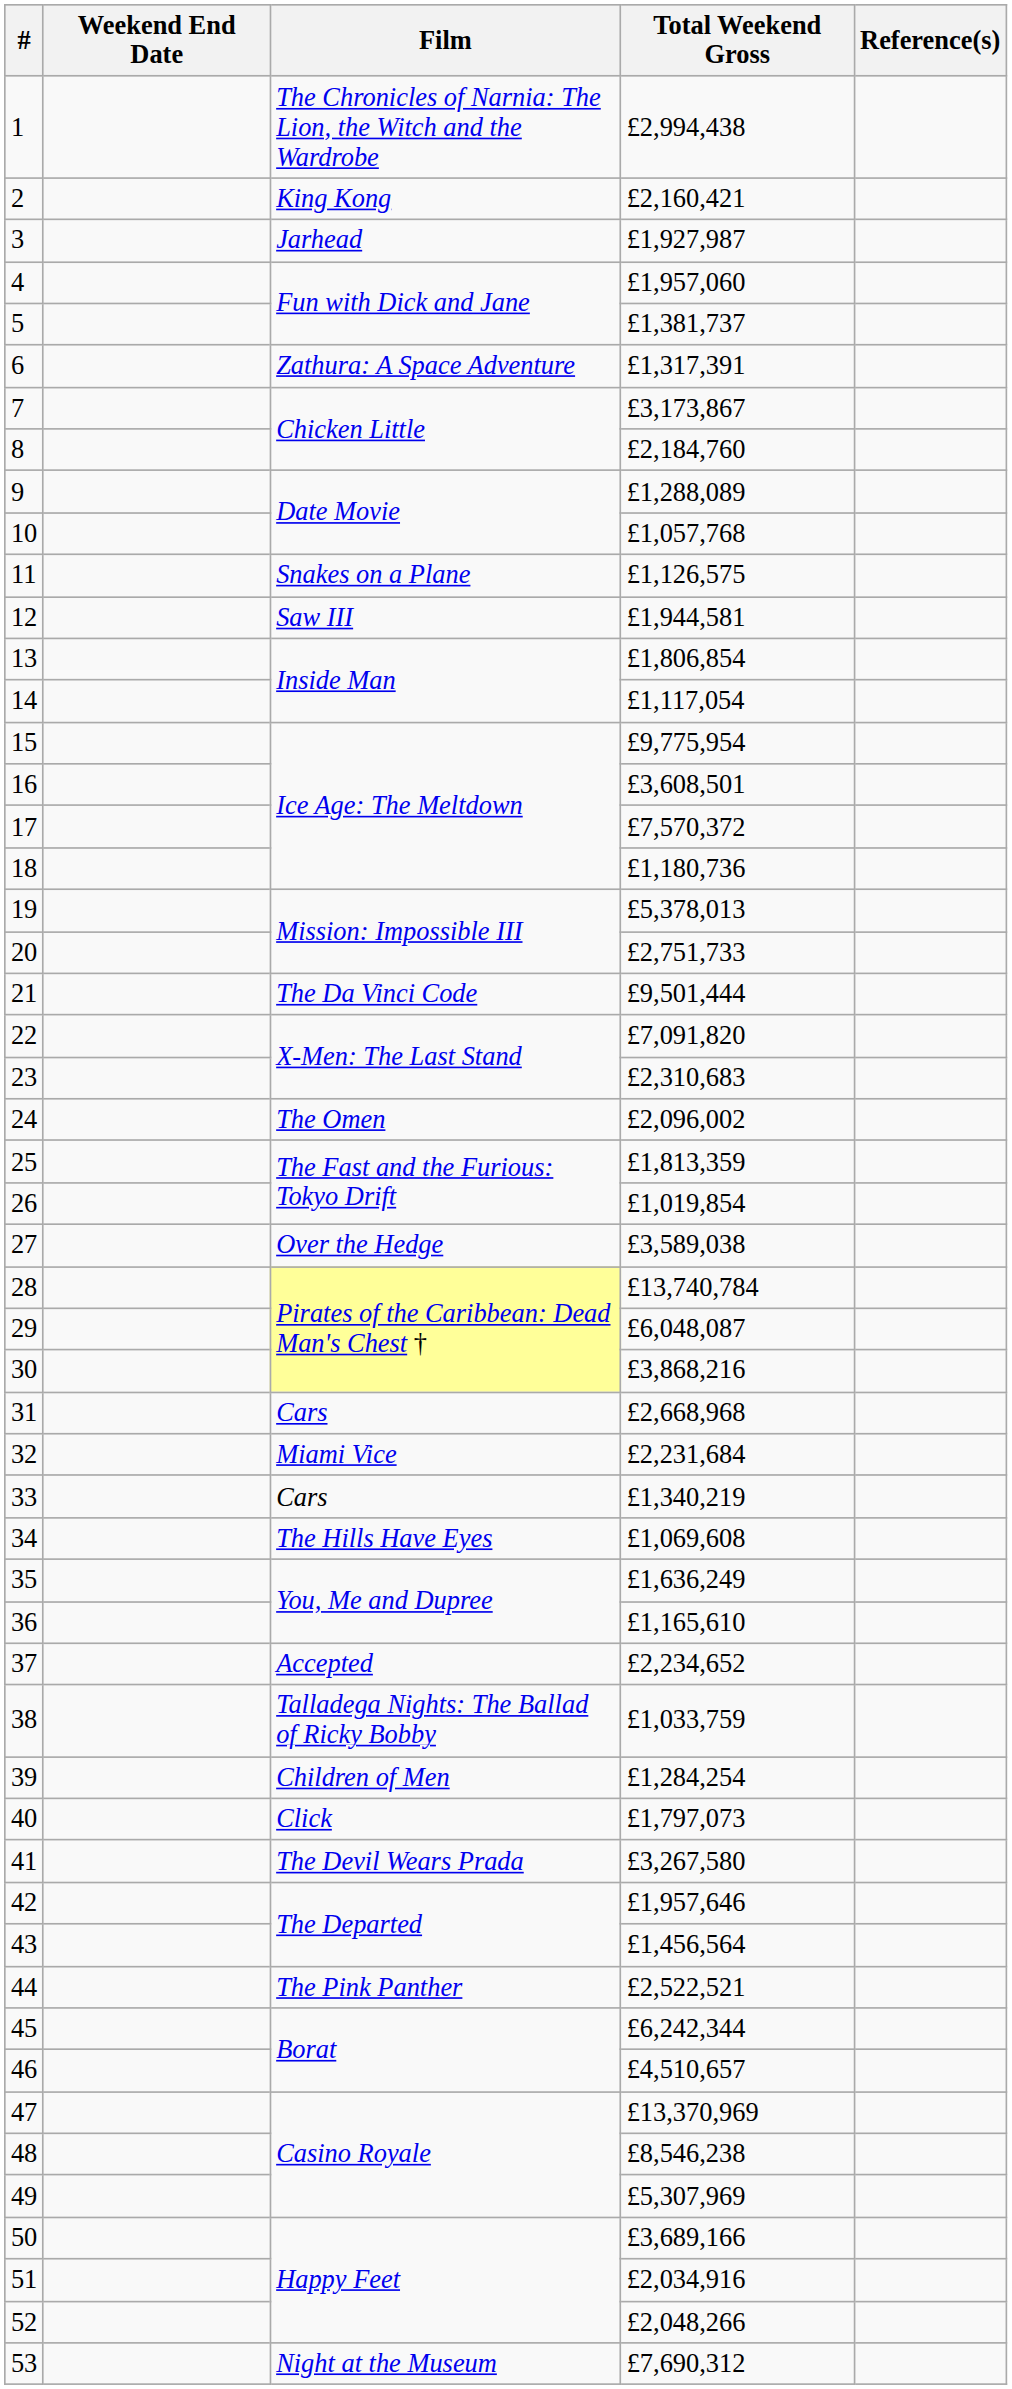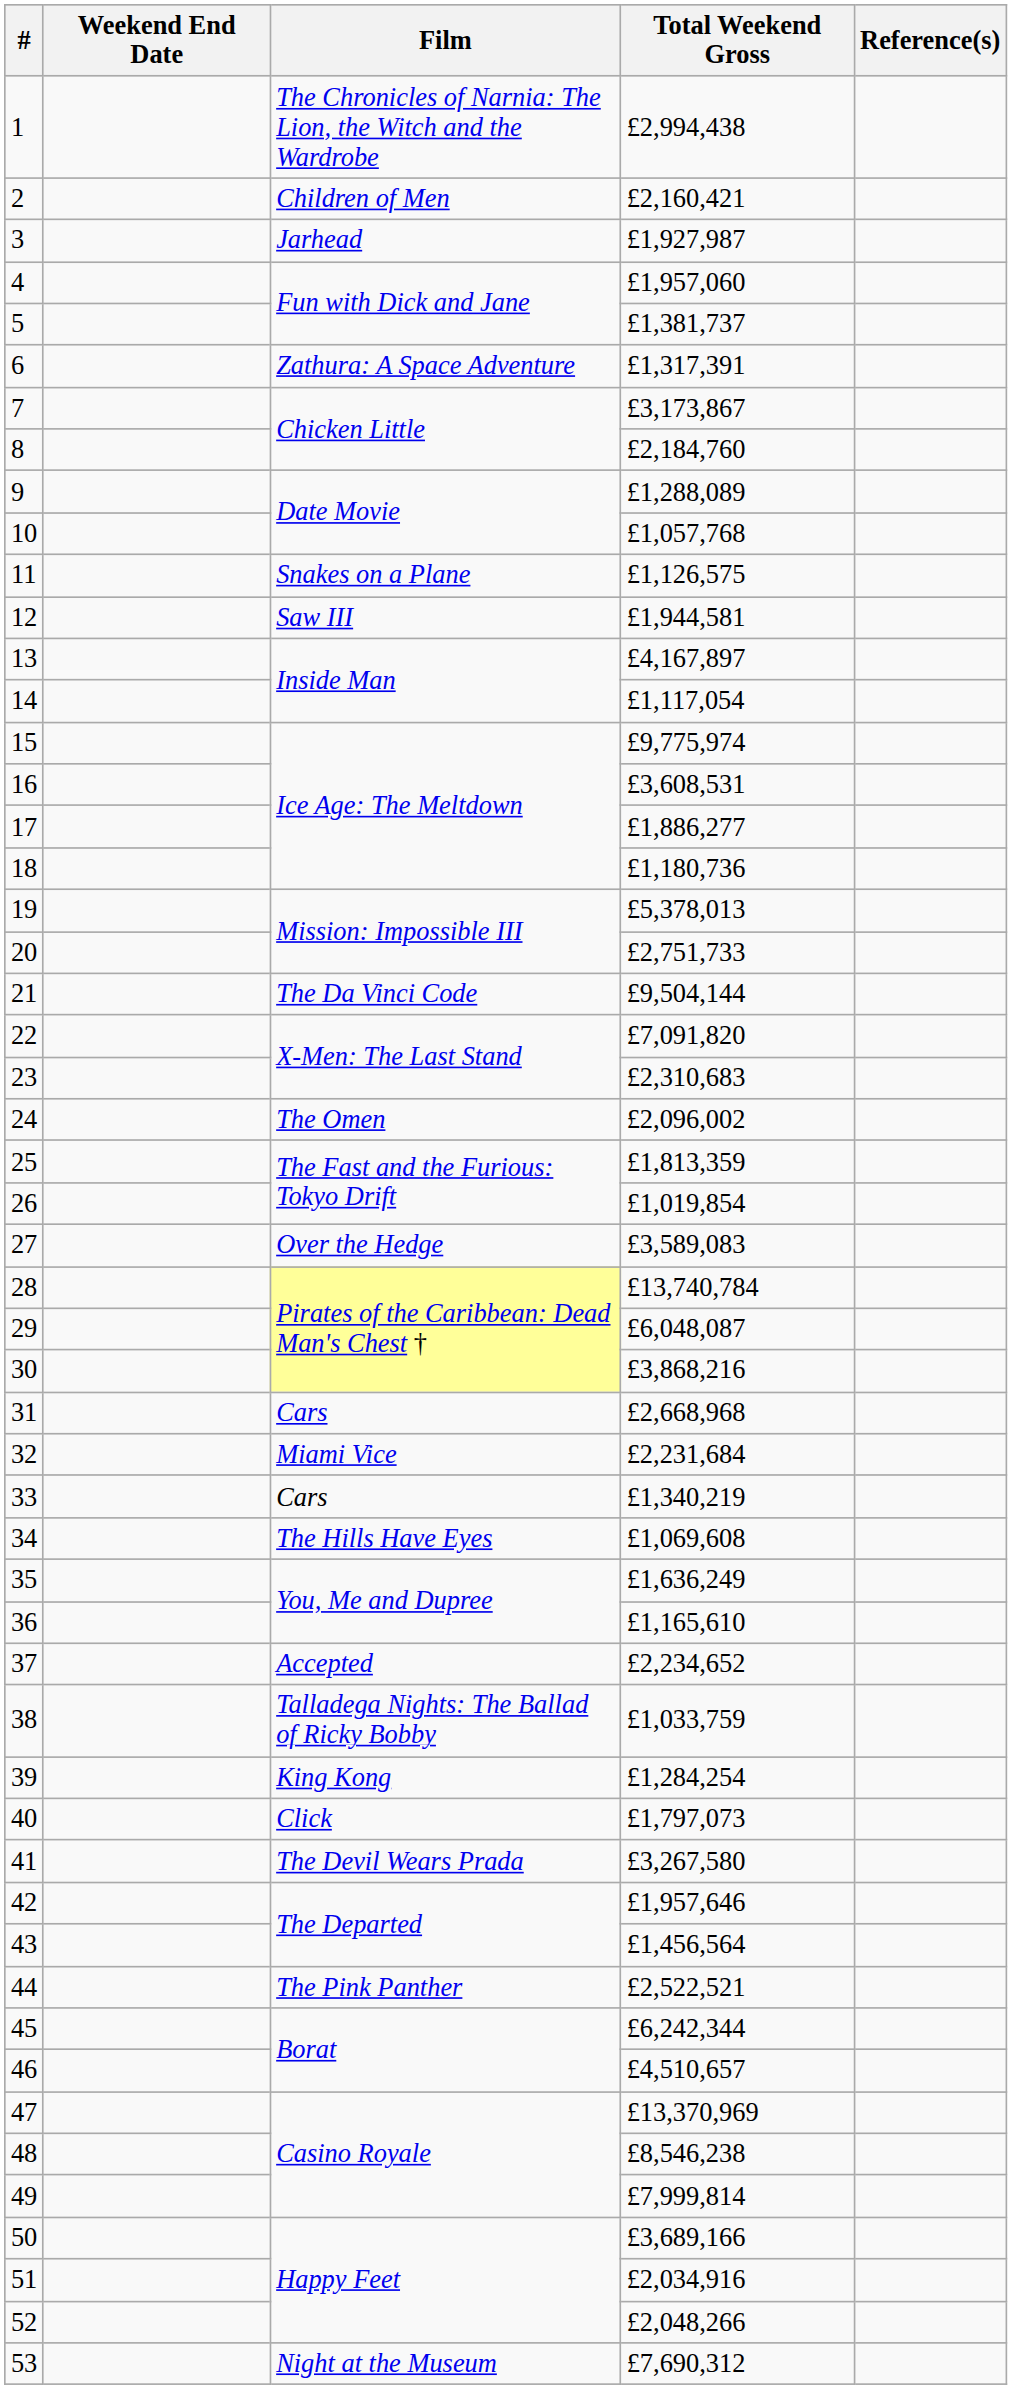(334, 198) King Kong -> (363, 198) Children of Men
(686, 658) £1,806,854 -> (686, 658) £4,167,897
(686, 742) £9,775,954 -> (686, 742) £9,775,974
(686, 784) £3,608,501 -> (686, 784) £3,608,531
(686, 826) £7,570,372 -> (686, 826) £1,886,277
(686, 993) £9,501,444 -> (686, 993) £9,504,144
(686, 1244) £3,589,038 -> (686, 1244) £3,589,083
(363, 1777) Children of Men -> (334, 1777) King Kong
(686, 2195) £5,307,969 -> (686, 2195) £7,999,814
